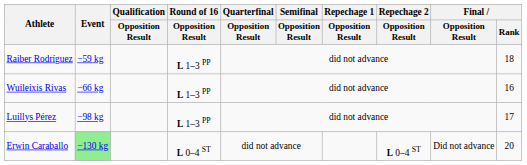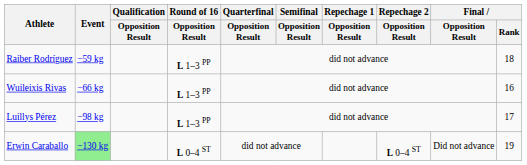(509, 146) 20 -> (509, 146) 19
